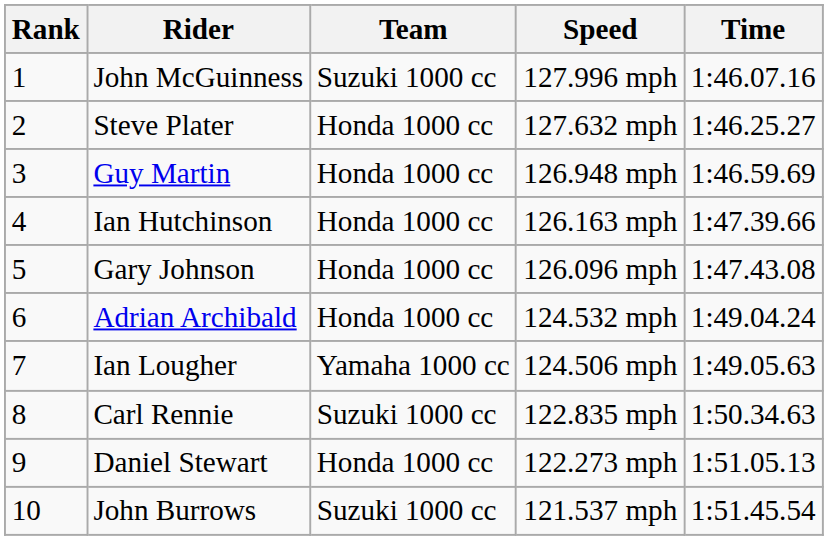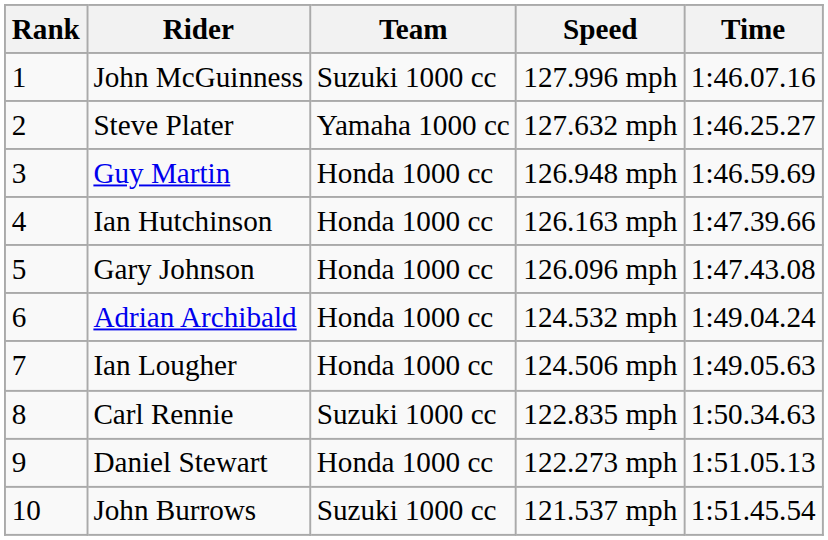(405, 124) Honda 1000 cc -> (413, 124) Yamaha 1000 cc
(413, 365) Yamaha 1000 cc -> (405, 365) Honda 1000 cc
